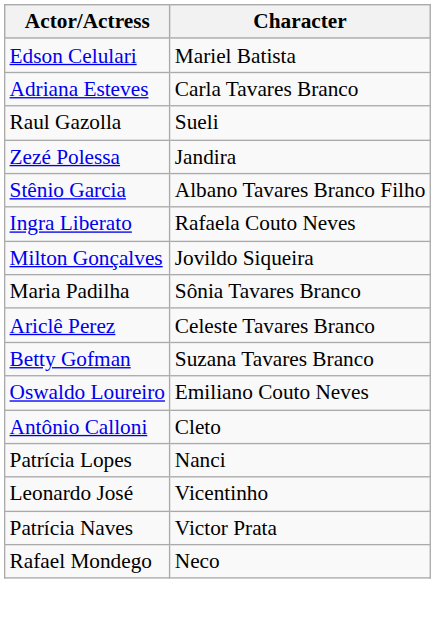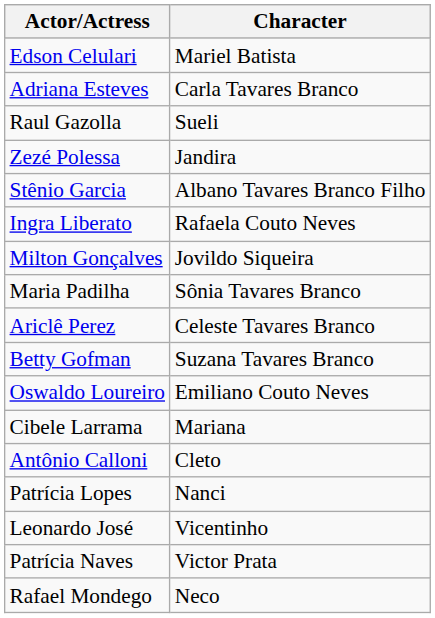+ row: (76, 426)
